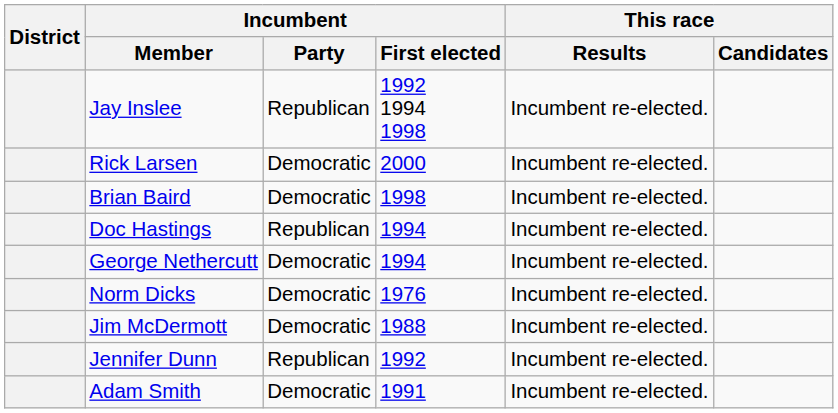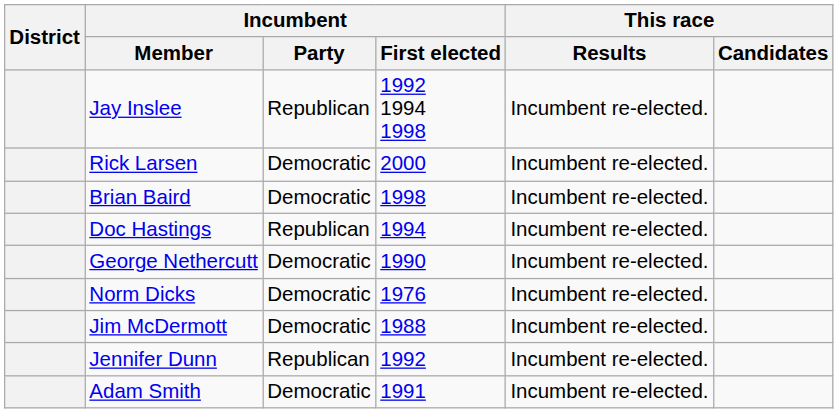(403, 261) 1994 -> (403, 261) 1990
